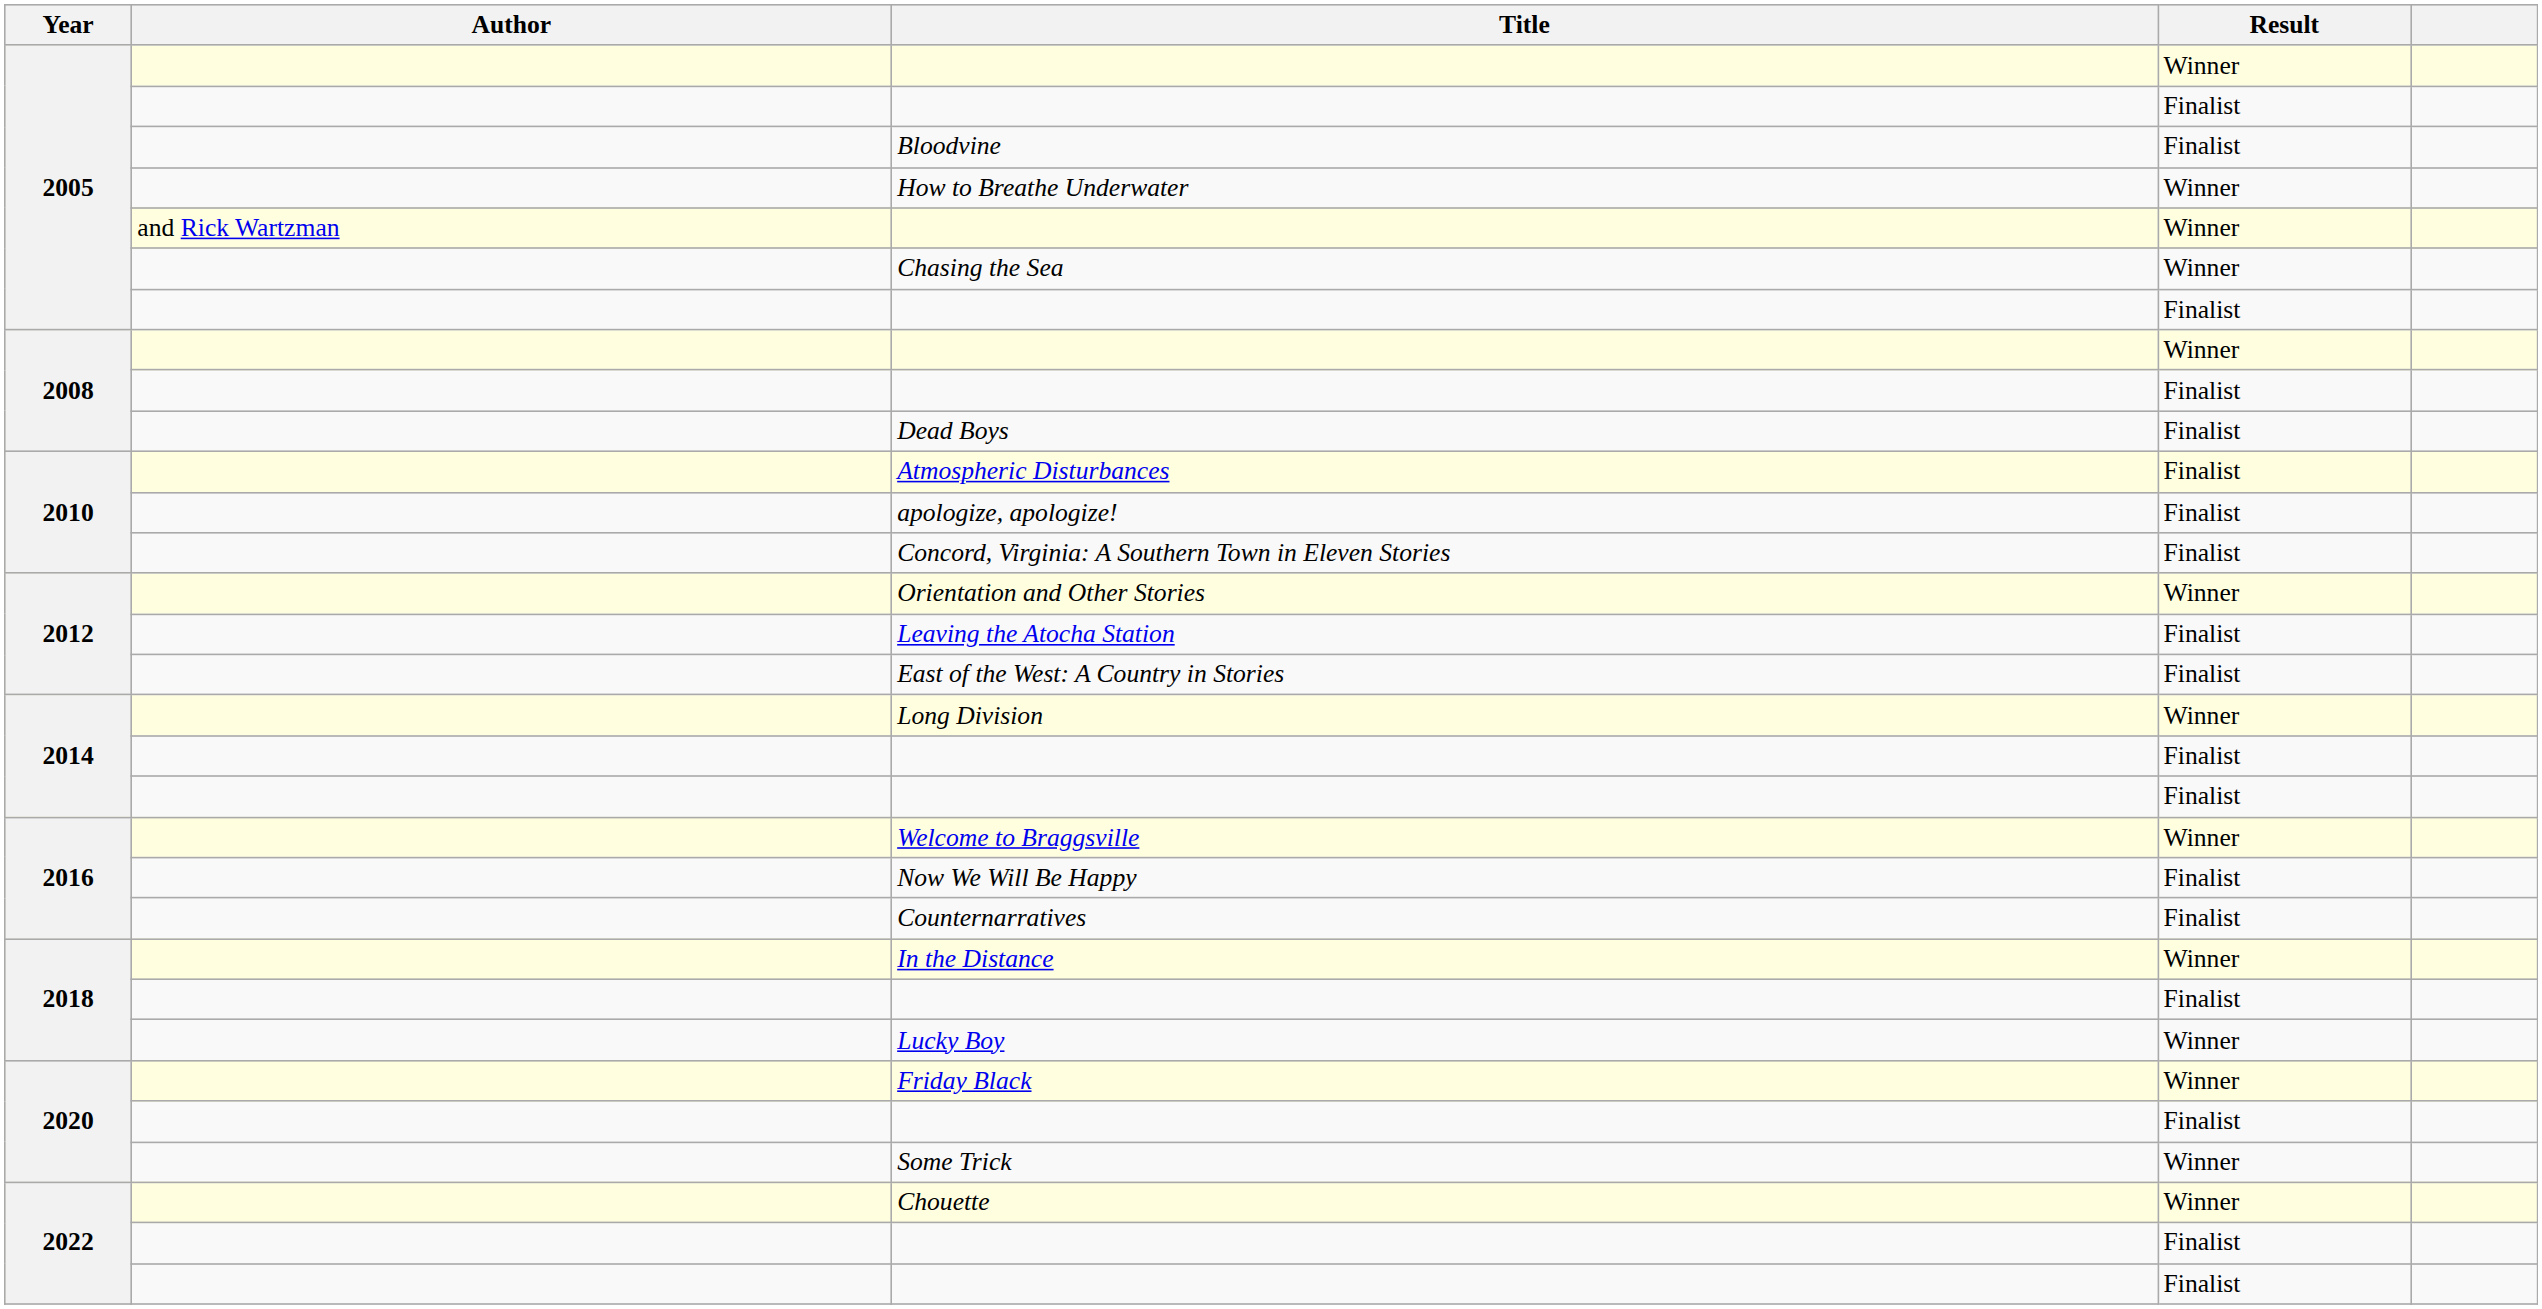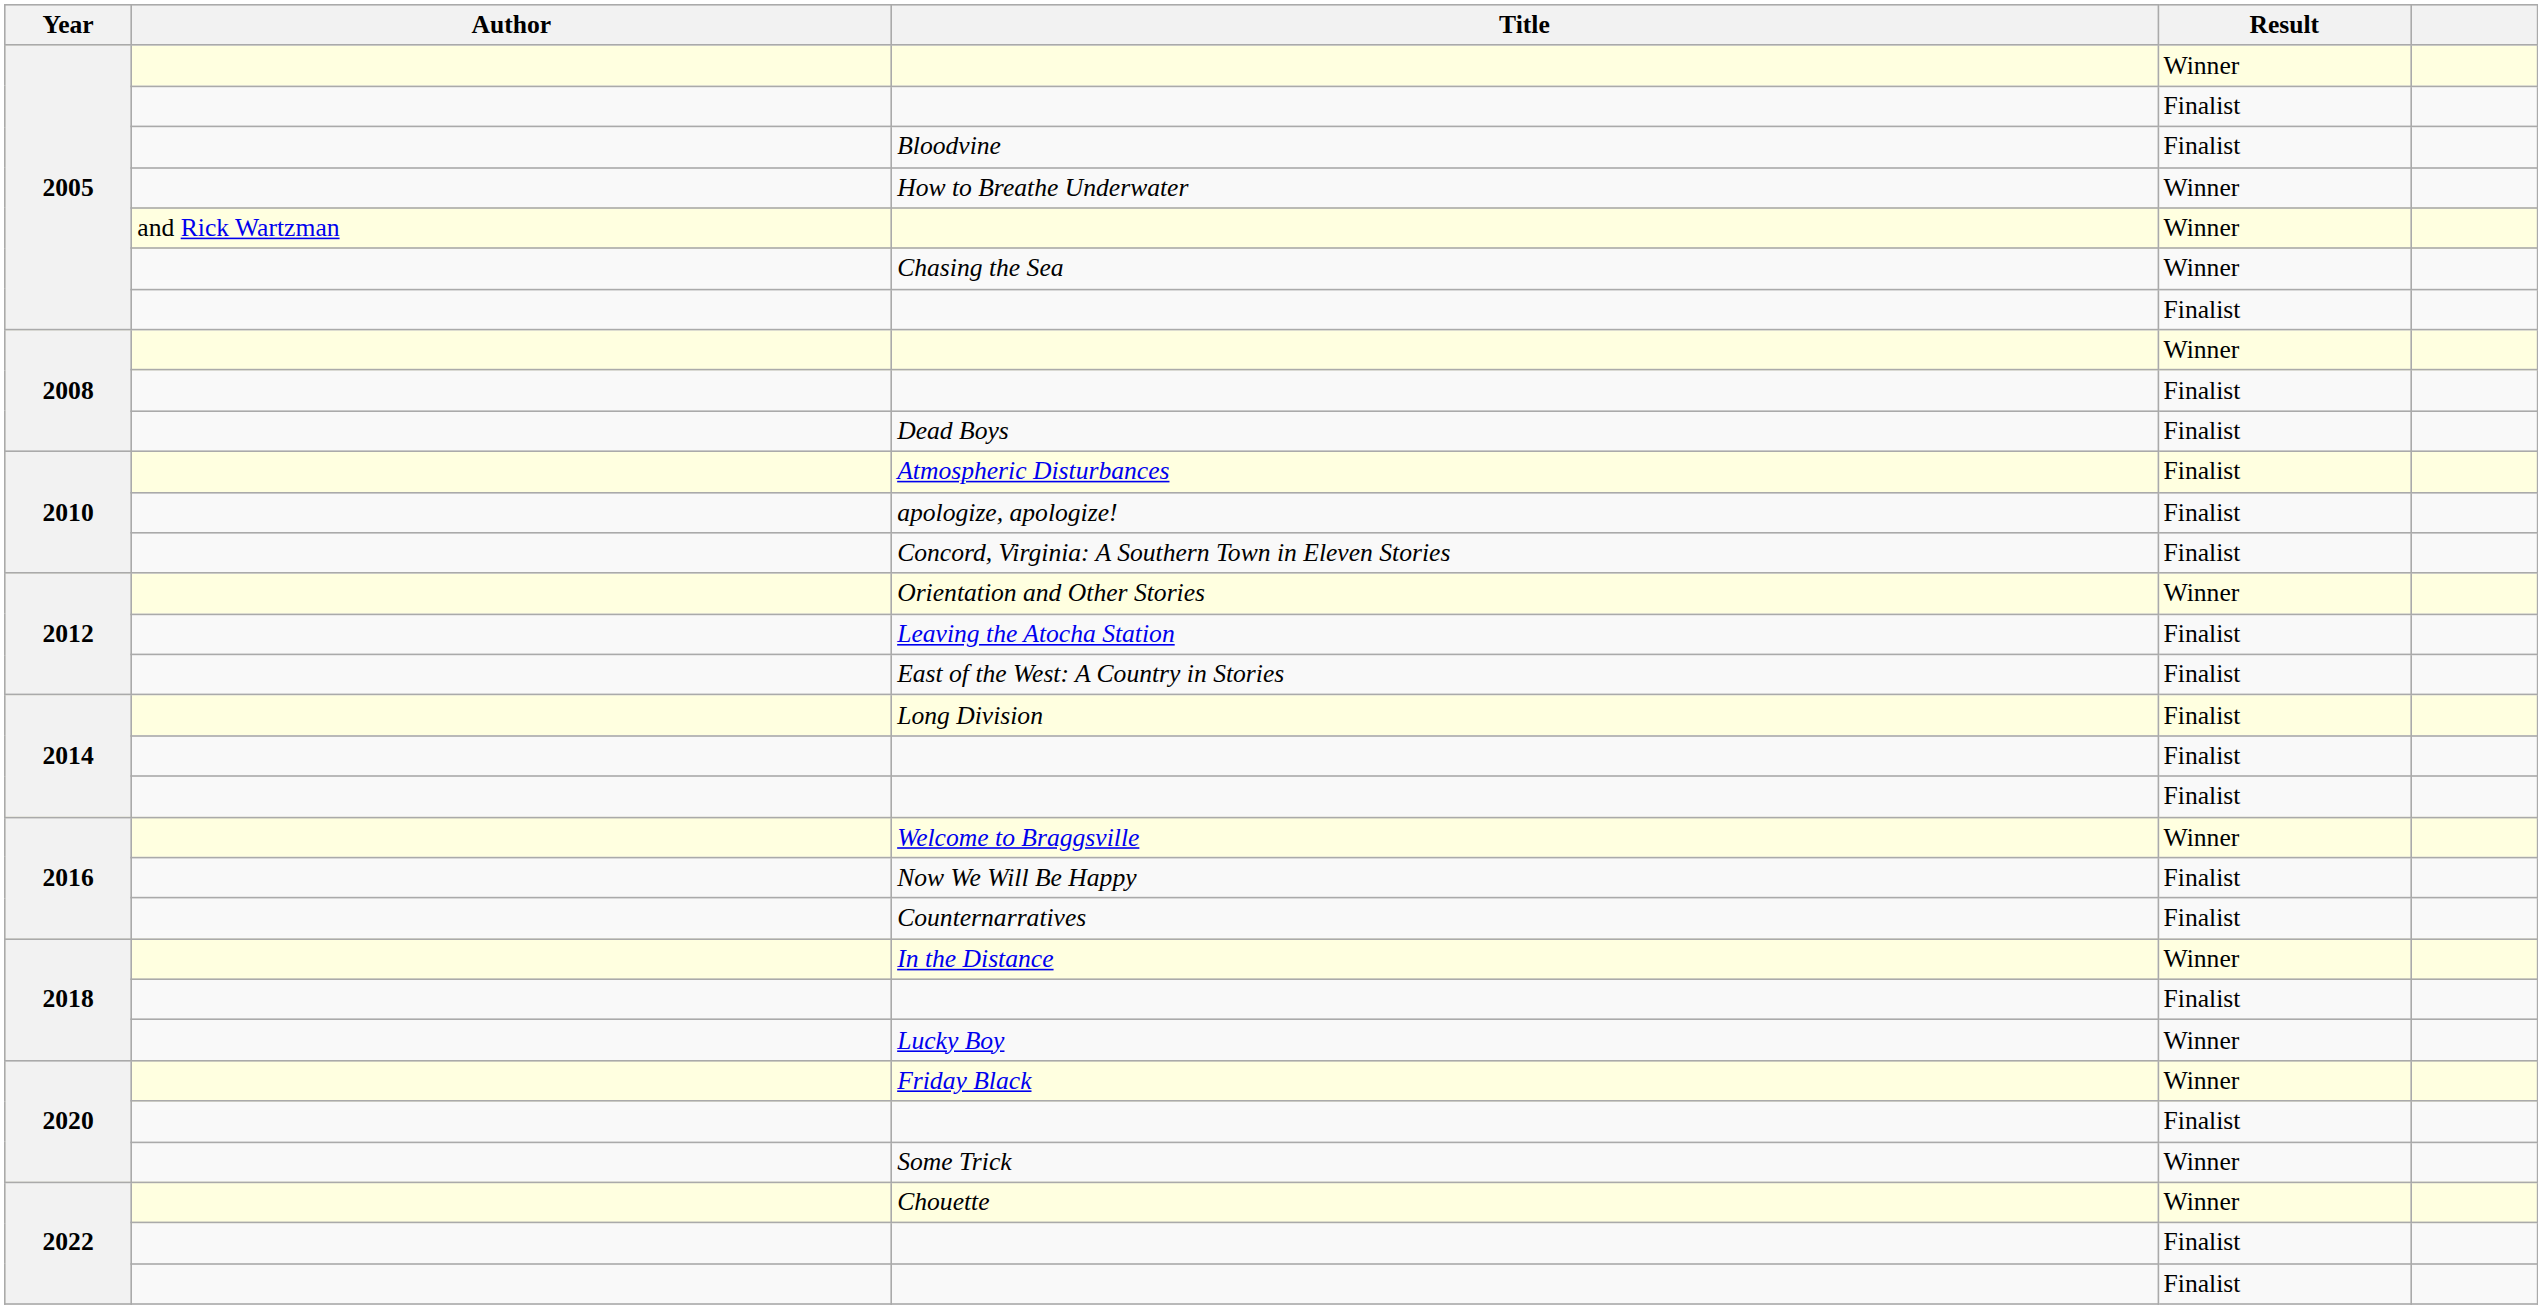(2201, 715) Winner -> (2202, 715) Finalist
